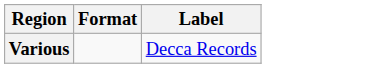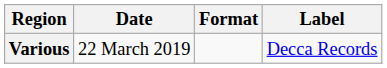+ column: (134, 19)
